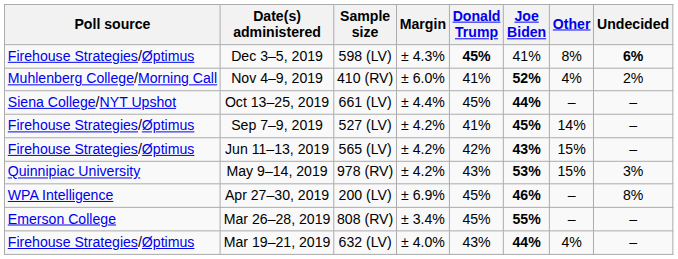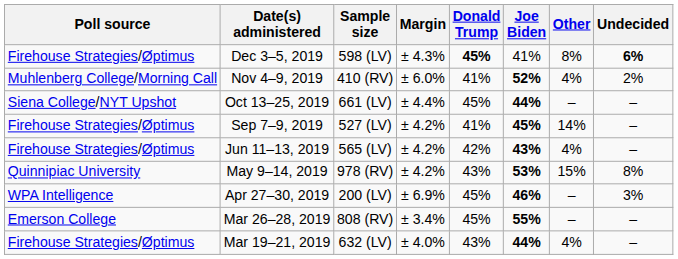(572, 149) 15% -> (572, 149) 4%
(633, 172) 3% -> (633, 172) 8%
(633, 196) 8% -> (633, 196) 3%
